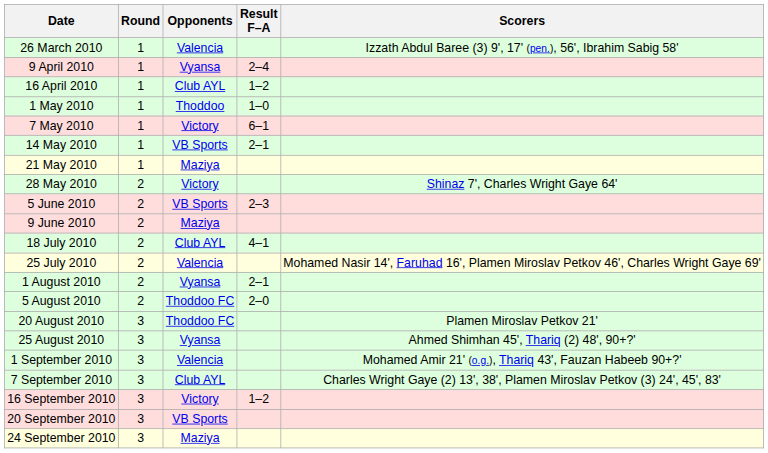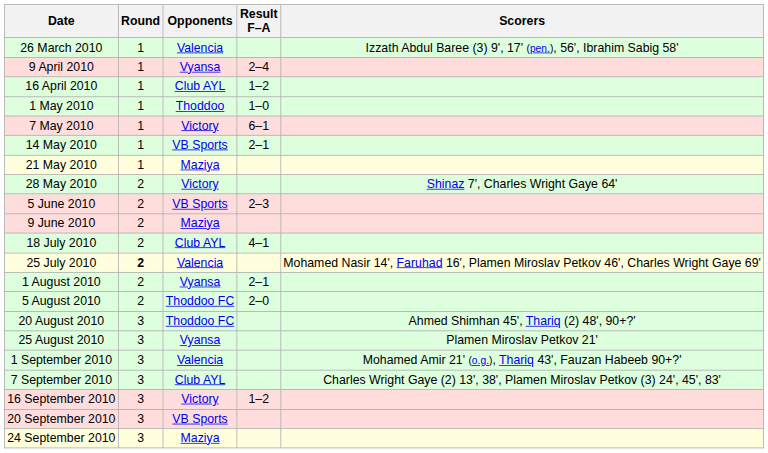(141, 262) normal -> (141, 262) bold
(522, 321) Plamen Miroslav Petkov 21' -> (522, 321) Ahmed Shimhan 45', Thariq (2) 48', 90+?'
(522, 340) Ahmed Shimhan 45', Thariq (2) 48', 90+?' -> (522, 340) Plamen Miroslav Petkov 21'
